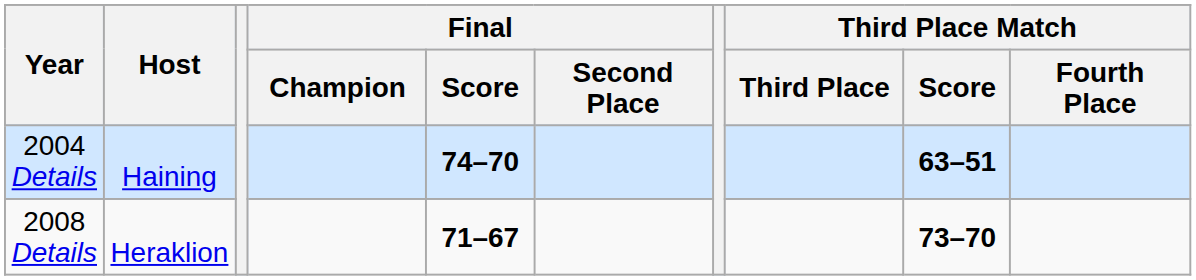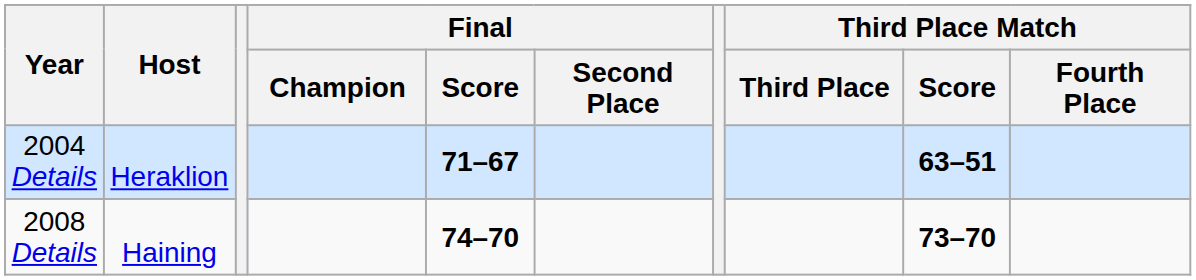(169, 178) Haining -> (169, 178) Heraklion
(480, 162) 74–70 -> (480, 162) 71–67
(169, 253) Heraklion -> (169, 253) Haining
(480, 237) 71–67 -> (480, 237) 74–70
